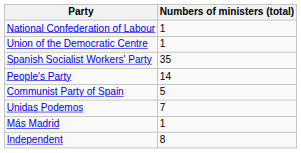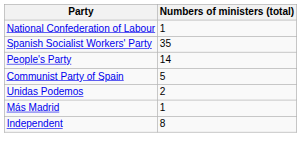- row: (77, 44)
(163, 108) 7 -> (163, 92) 2
